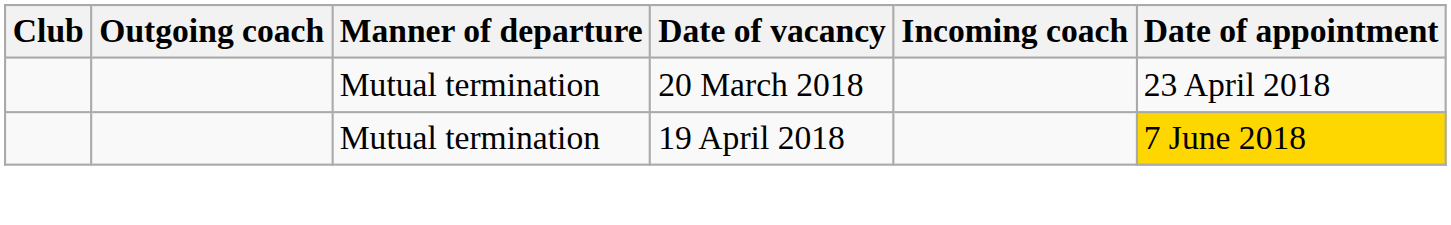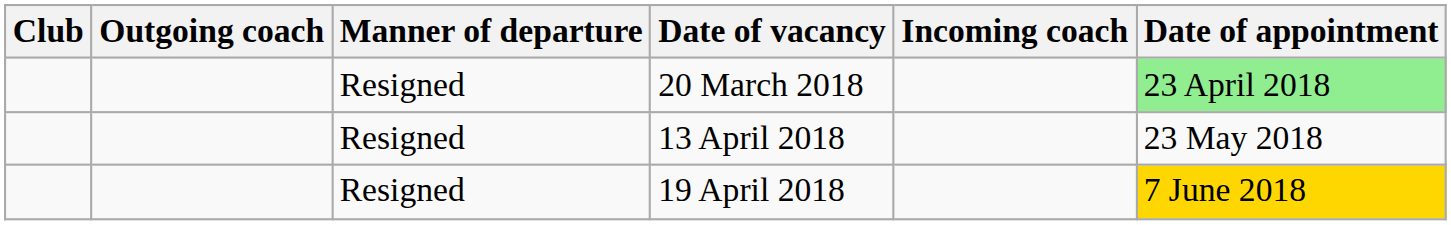(470, 84) Mutual termination -> (402, 84) Resigned
(1237, 84) no background -> (1237, 84) lightgreen background
+ row: (752, 137)
(470, 137) Mutual termination -> (402, 191) Resigned
